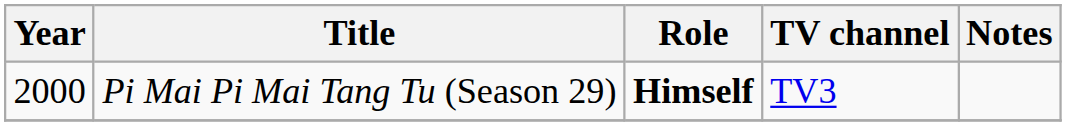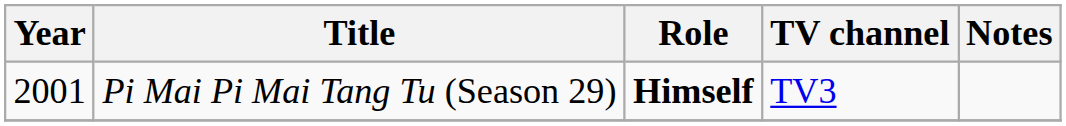(50, 90) 2000 -> (50, 90) 2001
